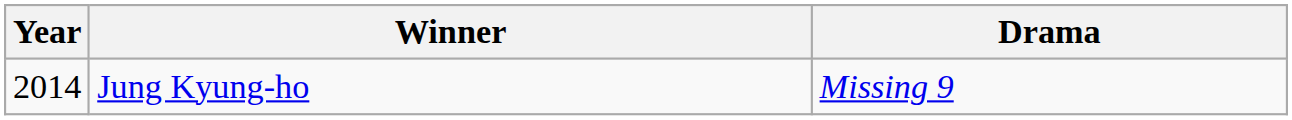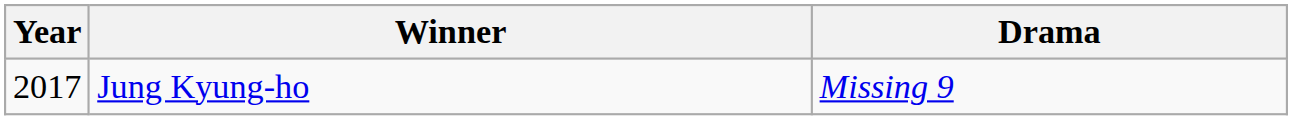(47, 85) 2014 -> (47, 85) 2017
